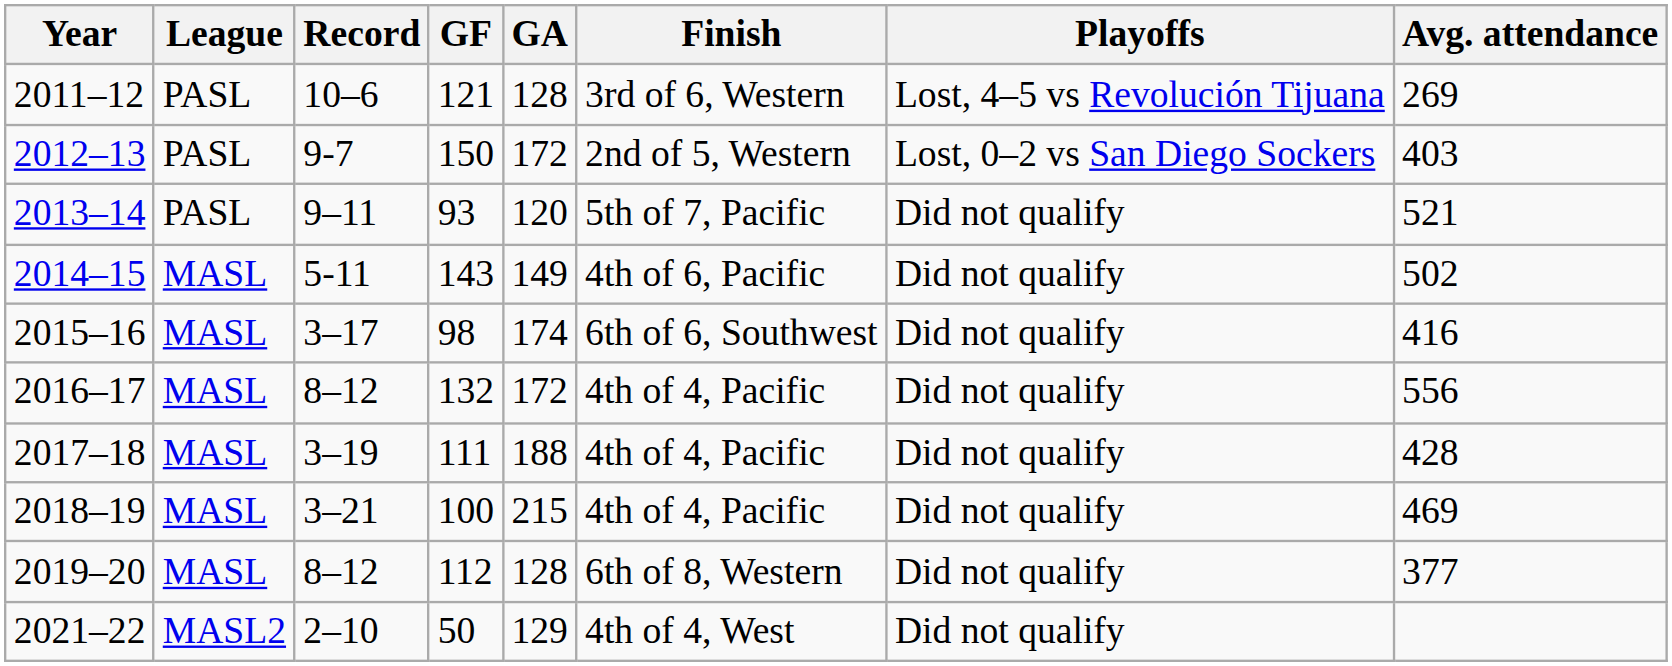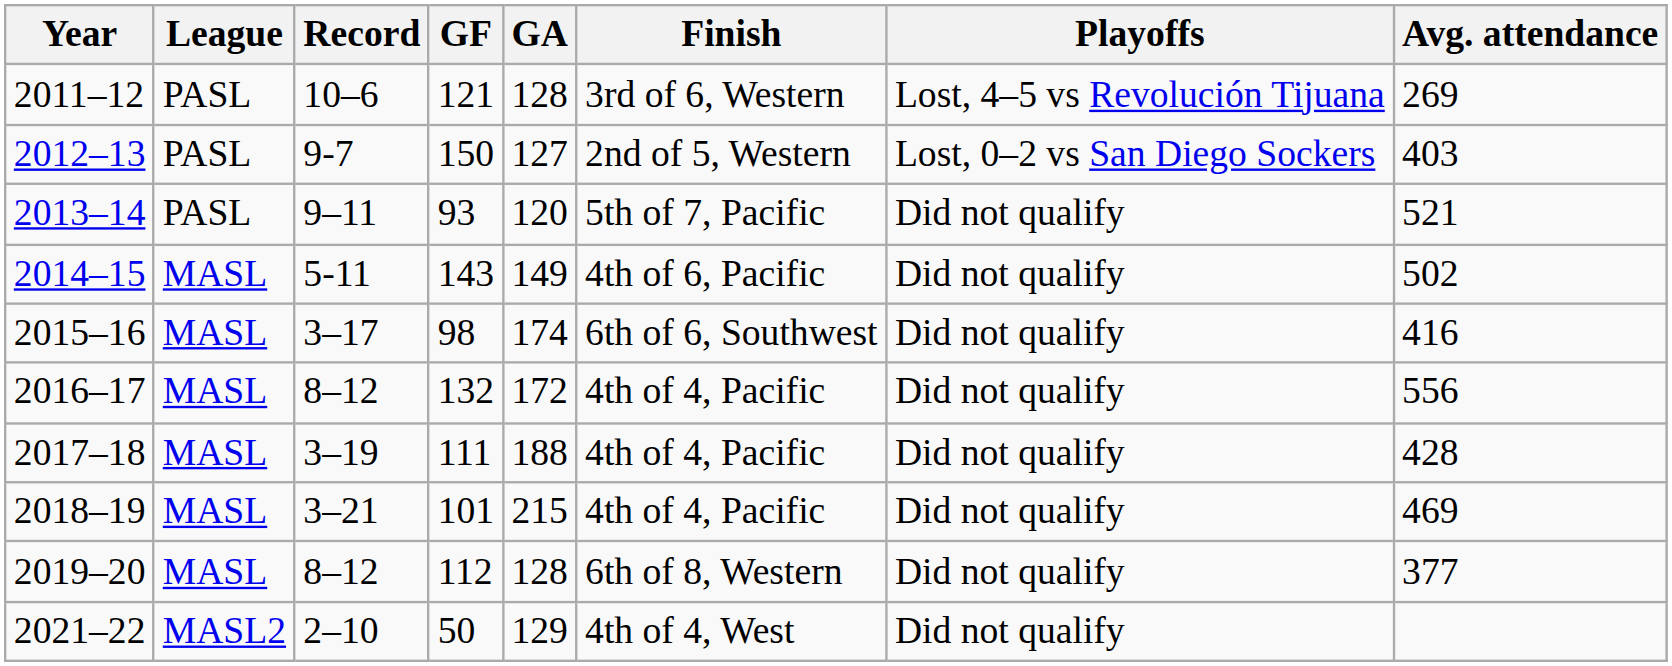(540, 153) 172 -> (540, 153) 127
(466, 511) 100 -> (466, 511) 101
